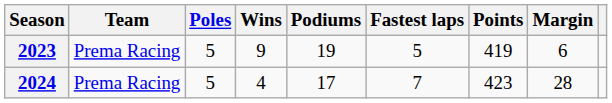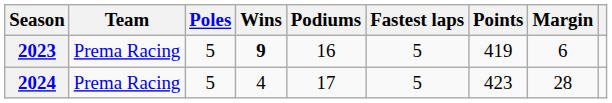(261, 50) normal -> (261, 50) bold
(326, 50) 19 -> (326, 50) 16
(417, 82) 7 -> (417, 82) 5
